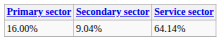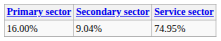(170, 28) 64.14% -> (170, 28) 74.95%
